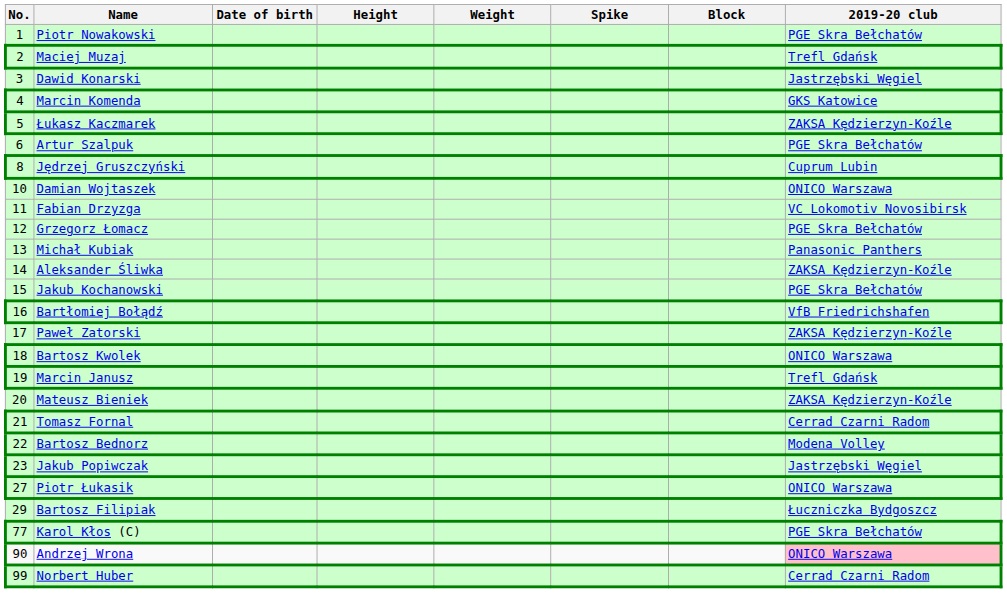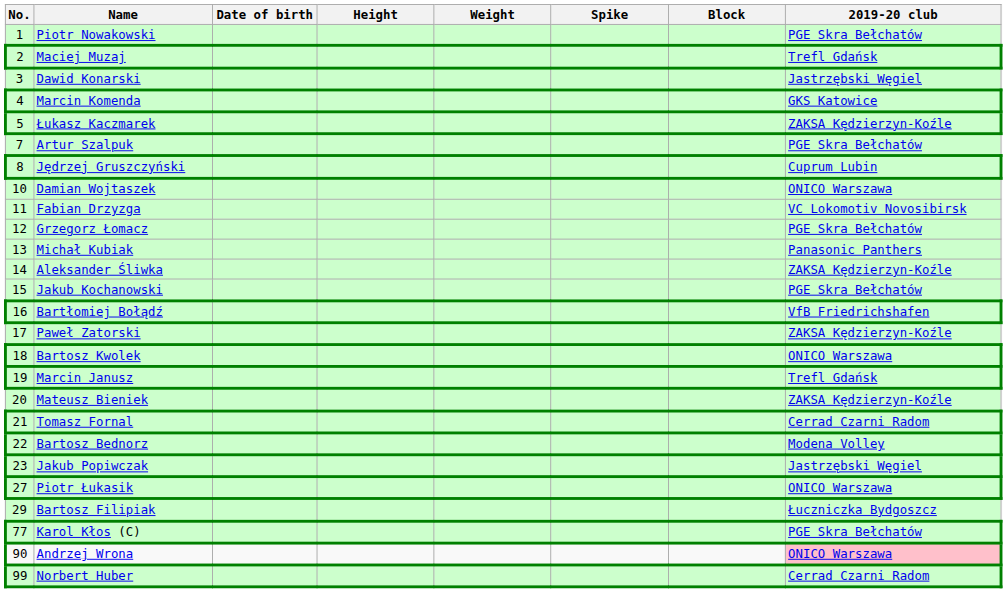(20, 145) 6 -> (20, 145) 7
